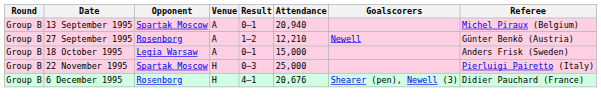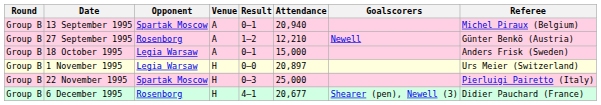+ row: (84, 66)
(291, 80) 20,676 -> (291, 94) 20,677
